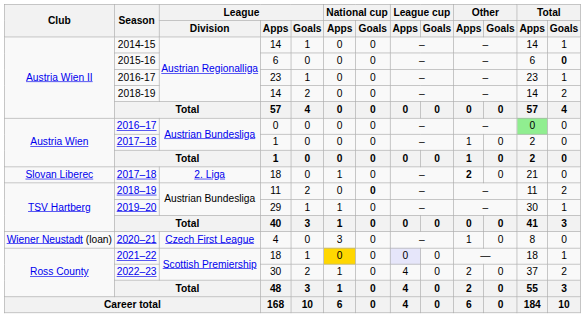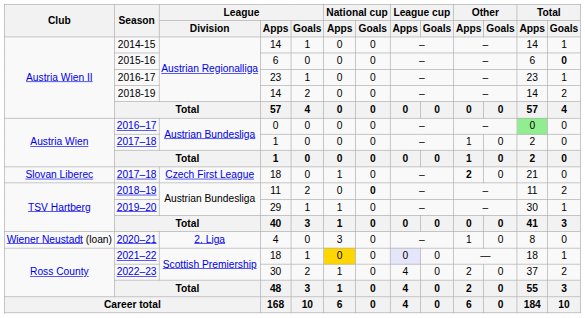(210, 175) 2. Liga -> (210, 175) Czech First League
(210, 239) Czech First League -> (210, 239) 2. Liga
